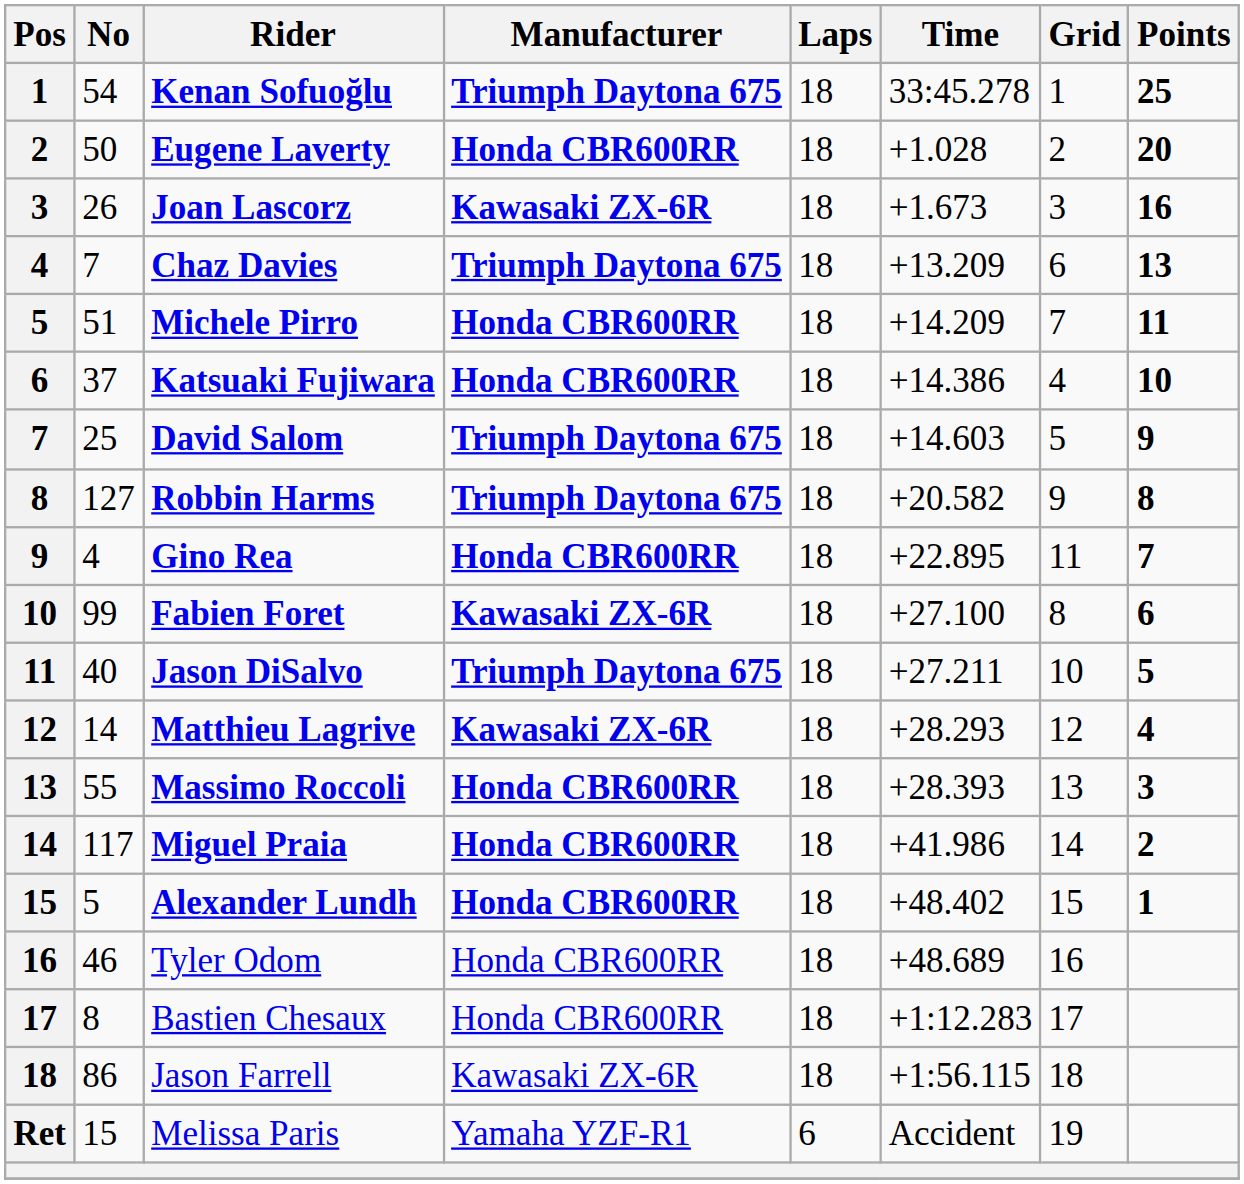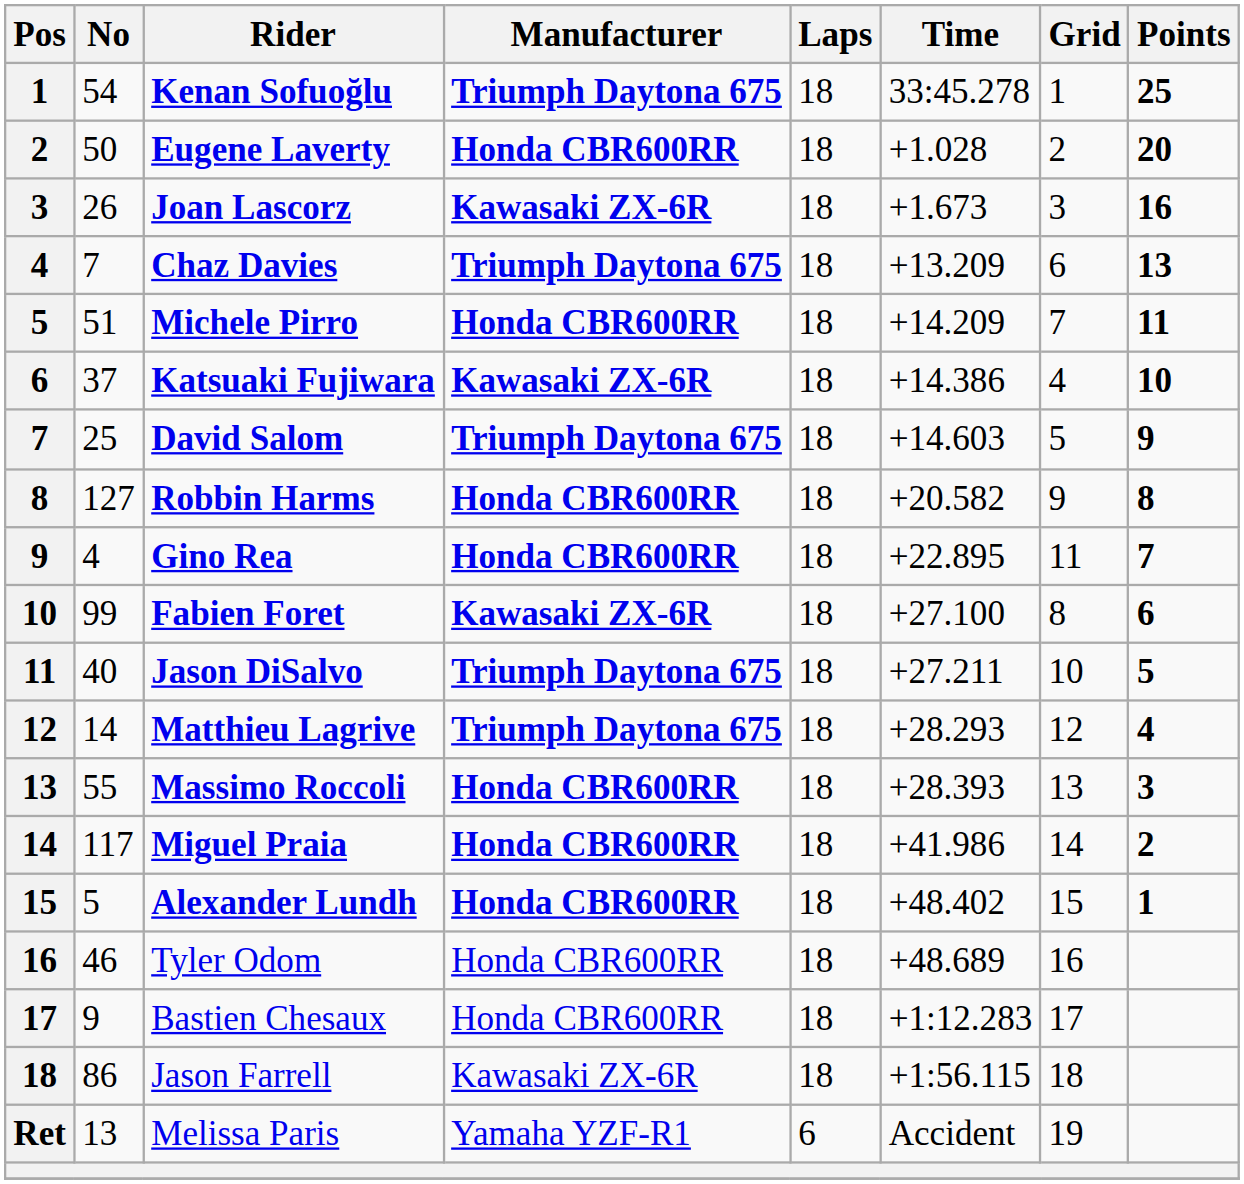(595, 381) Honda CBR600RR -> (581, 381) Kawasaki ZX-6R
(617, 496) Triumph Daytona 675 -> (595, 496) Honda CBR600RR
(581, 728) Kawasaki ZX-6R -> (617, 728) Triumph Daytona 675
(91, 1017) 8 -> (91, 1017) 9
(100, 1133) 15 -> (100, 1133) 13
